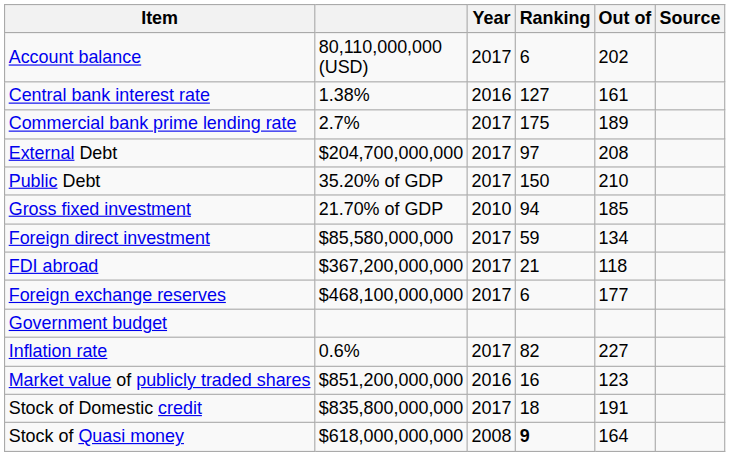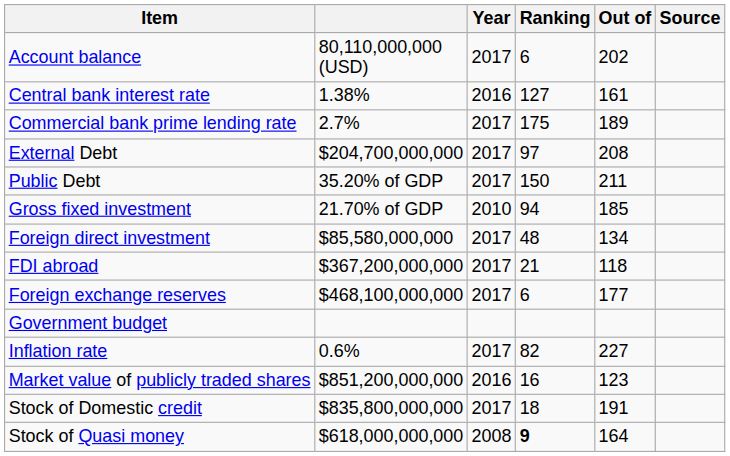(614, 180) 210 -> (613, 180) 211
(530, 237) 59 -> (530, 237) 48
